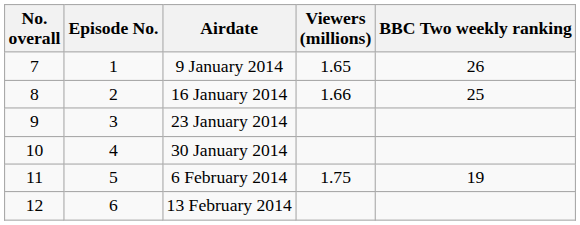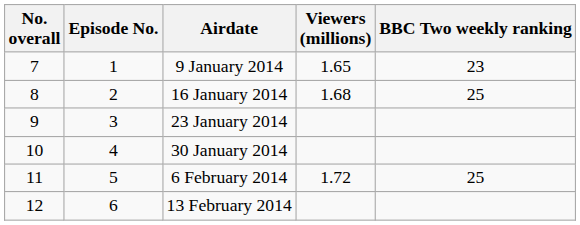(476, 66) 26 -> (476, 66) 23
(336, 94) 1.66 -> (336, 94) 1.68
(336, 177) 1.75 -> (336, 177) 1.72
(476, 177) 19 -> (476, 177) 25
